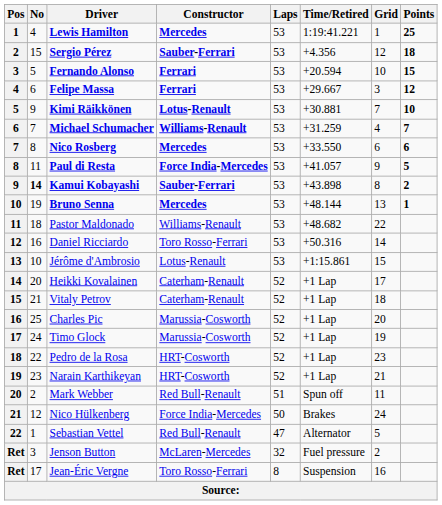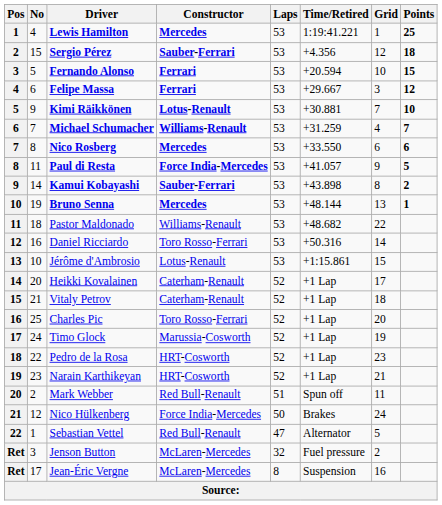(36, 185) bold -> (36, 185) normal
(205, 318) Marussia-Cosworth -> (203, 318) Toro Rosso-Ferrari
(203, 471) Toro Rosso-Ferrari -> (205, 471) McLaren-Mercedes
